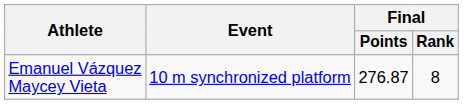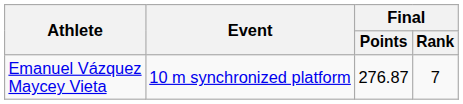(435, 77) 8 -> (435, 77) 7
